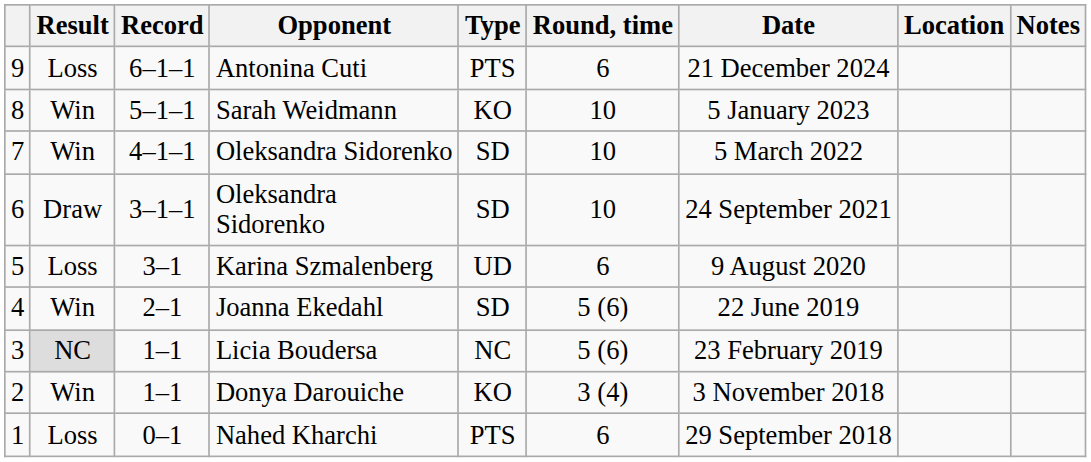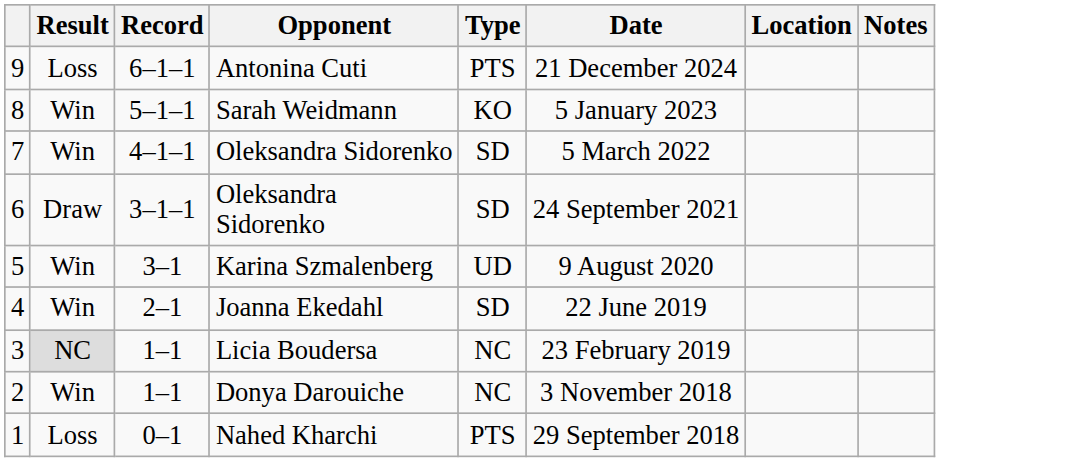- column: (603, 25)
(73, 266) Loss -> (73, 266) Win
(493, 392) KO -> (493, 392) NC
